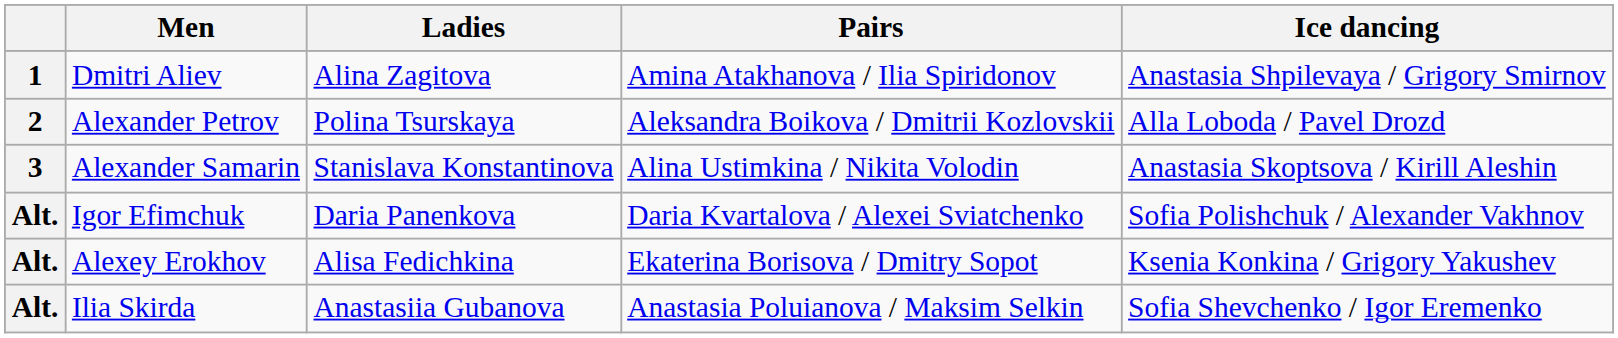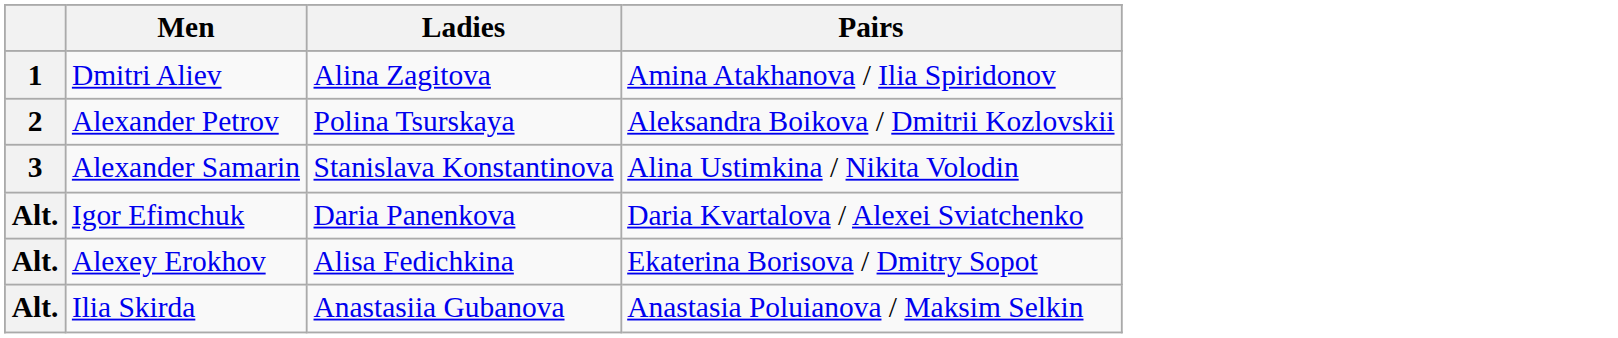- column: (1367, 27)
